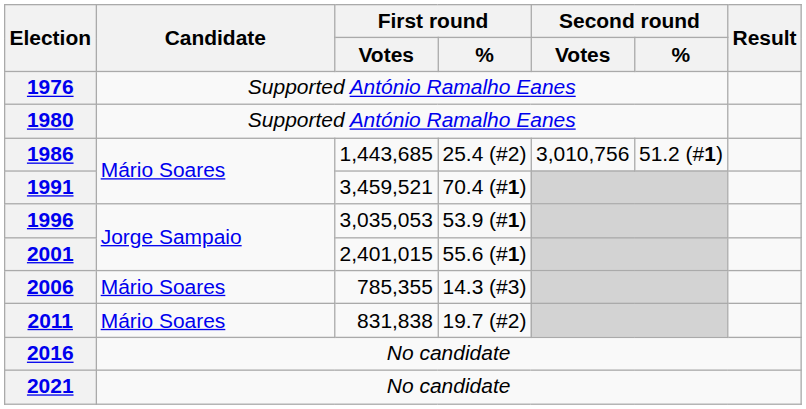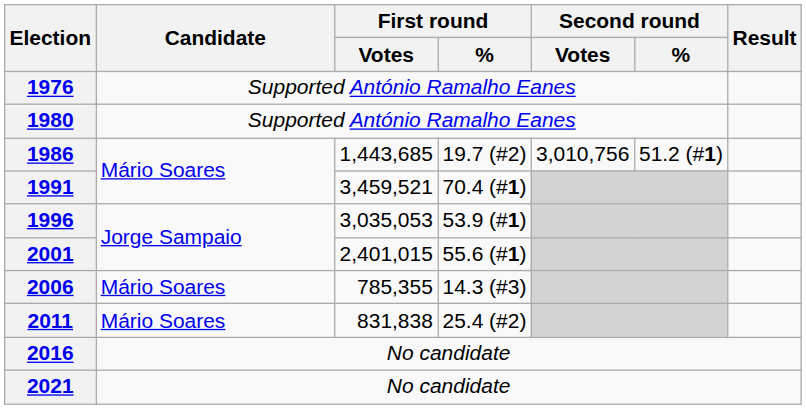(484, 154) 25.4 (#2) -> (484, 154) 19.7 (#2)
(484, 320) 19.7 (#2) -> (484, 320) 25.4 (#2)
